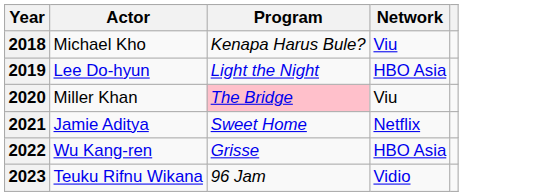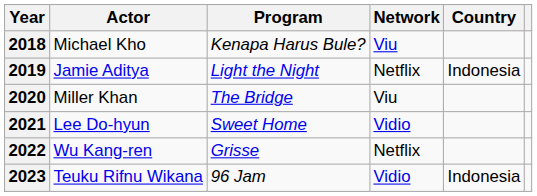+ column: (484, 17)
(102, 71) Lee Do-hyun -> (101, 71) Jamie Aditya
(410, 71) HBO Asia -> (397, 71) Netflix
(252, 97) pink background -> (252, 97) no background
(101, 124) Jamie Aditya -> (102, 124) Lee Do-hyun
(397, 124) Netflix -> (392, 124) Vidio
(410, 151) HBO Asia -> (397, 151) Netflix
